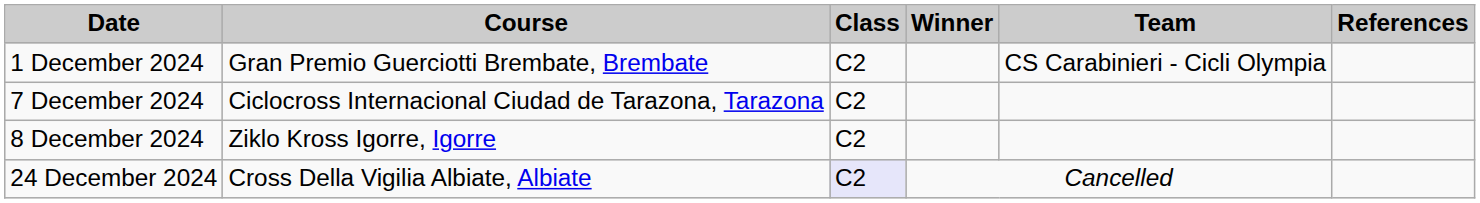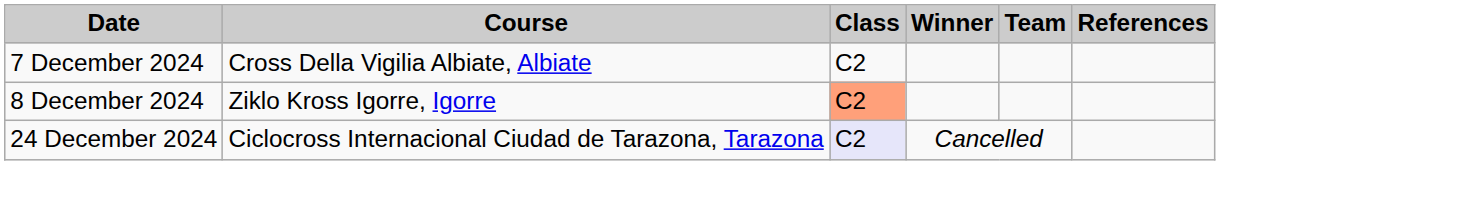- row: (107, 62)
(526, 100) Ciclocross Internacional Ciudad de Tarazona, Tarazona -> (410, 62) Cross Della Vigilia Albiate, Albiate
(851, 139) no background -> (851, 100) lightsalmon background
(410, 178) Cross Della Vigilia Albiate, Albiate -> (526, 139) Ciclocross Internacional Ciudad de Tarazona, Tarazona
